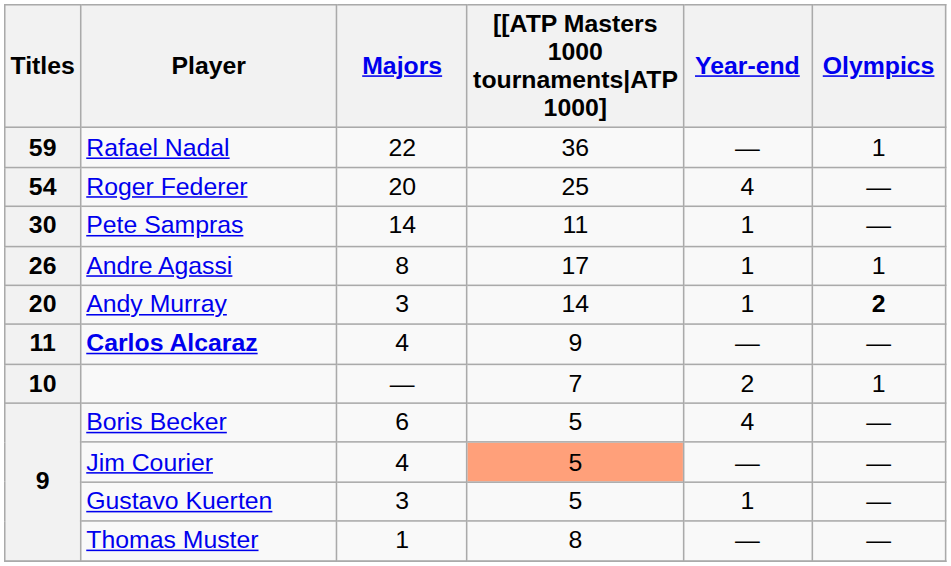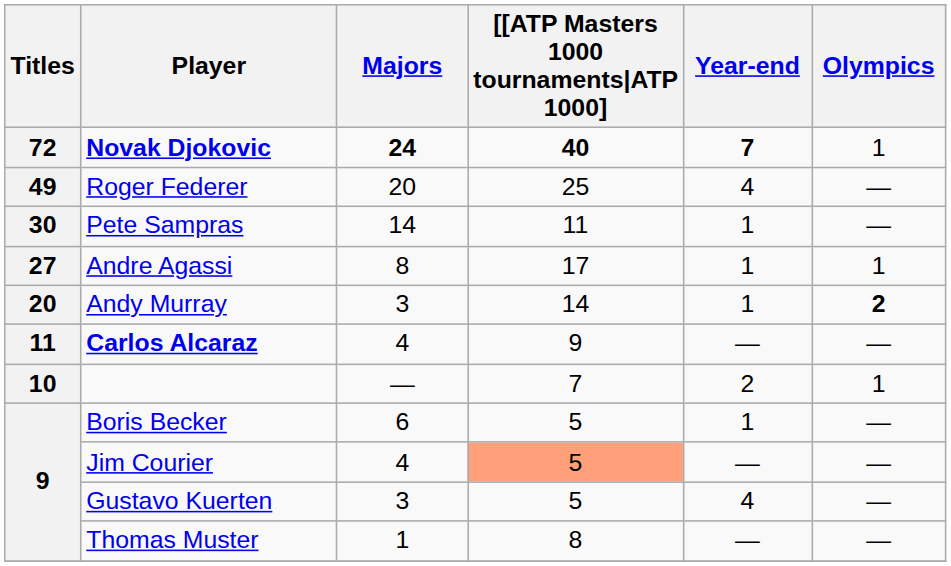+ row: (179, 147)
- row: (158, 147)
(43, 186) 54 -> (43, 186) 49
(43, 265) 26 -> (43, 265) 27
(747, 422) 4 -> (747, 422) 1
(747, 501) 1 -> (747, 501) 4
